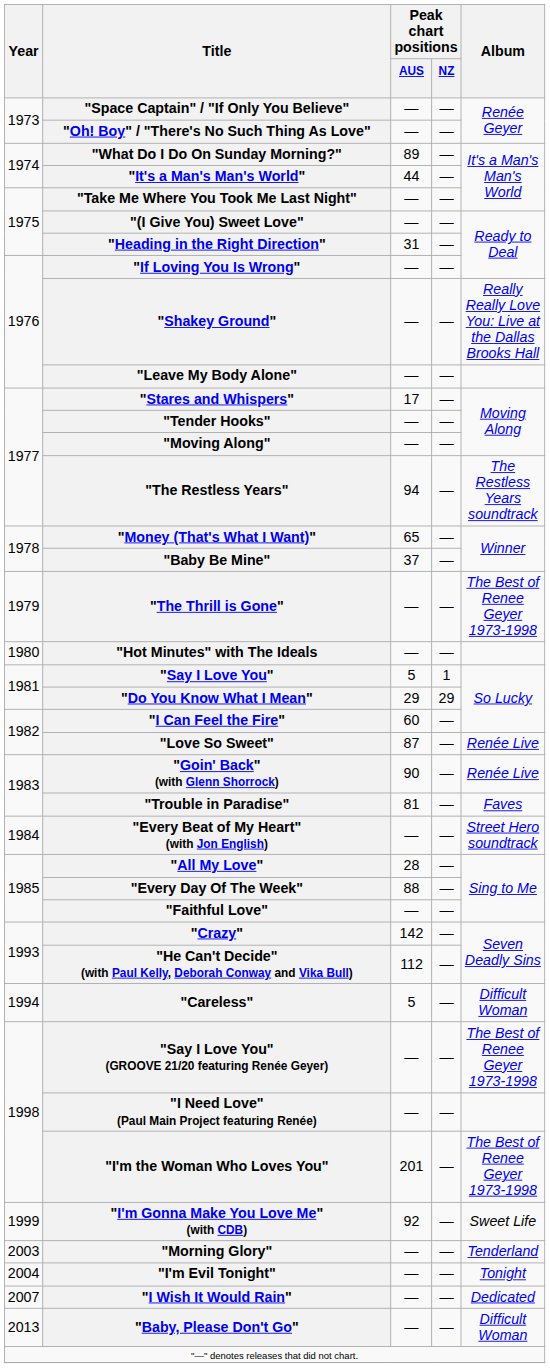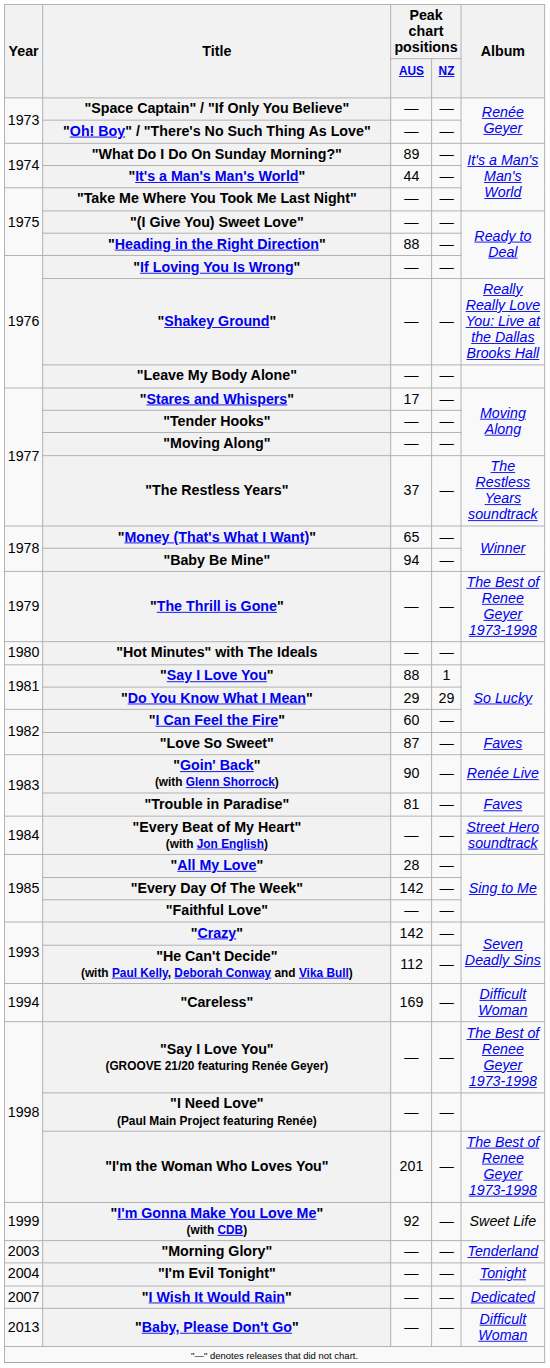(412, 244) 31 -> (412, 244) 88
(412, 490) 94 -> (412, 490) 37
(412, 559) 37 -> (412, 559) 94
(411, 675) 5 -> (412, 675) 88
(503, 743) Renée Live -> (503, 743) Faves
(412, 888) 88 -> (412, 888) 142
(411, 1002) 5 -> (412, 1002) 169
